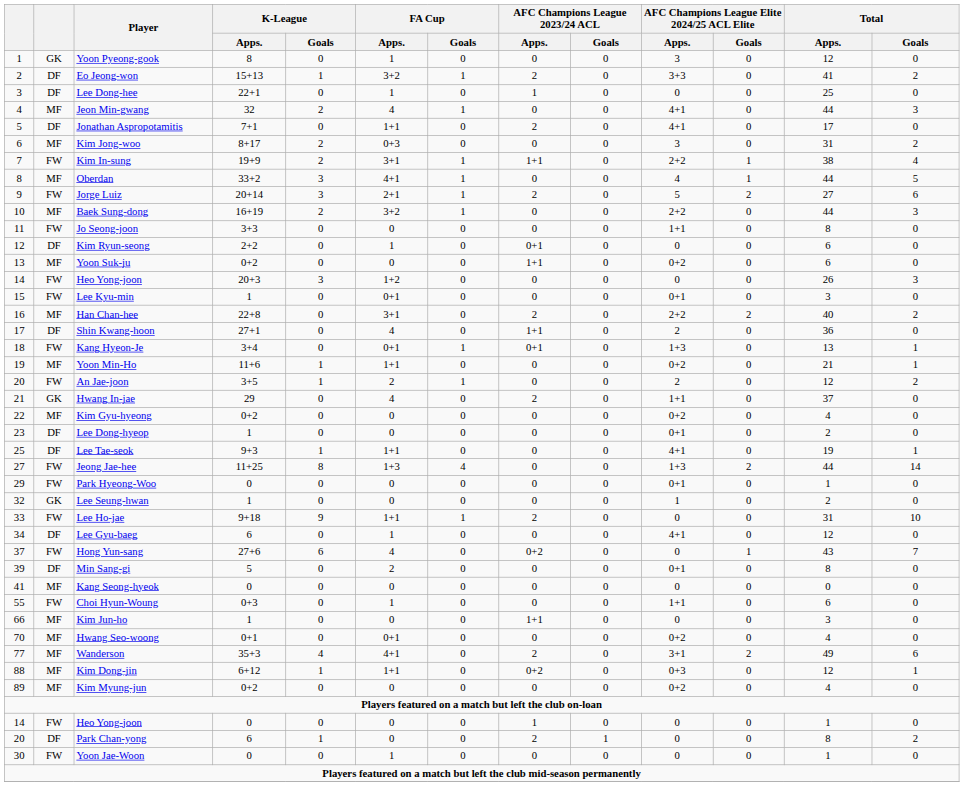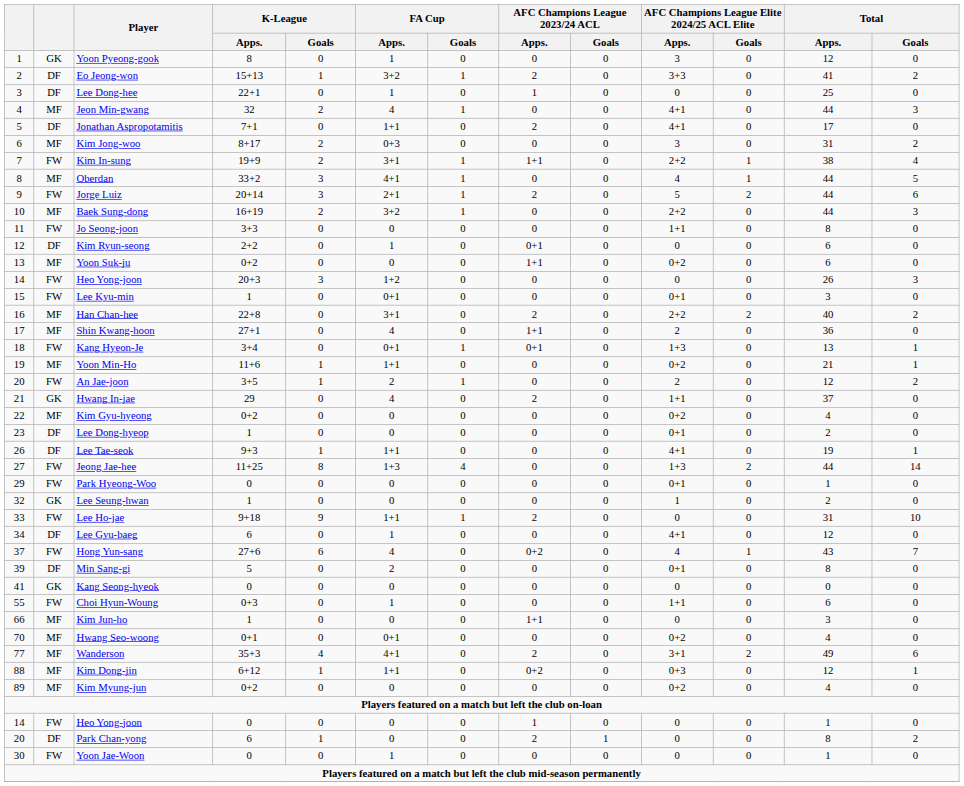(828, 195) 27 -> (828, 195) 44
(54, 331) DF -> (54, 331) MF
(19, 450) 25 -> (19, 450) 26
(677, 552) 0 -> (677, 552) 4
(54, 586) MF -> (54, 586) GK
